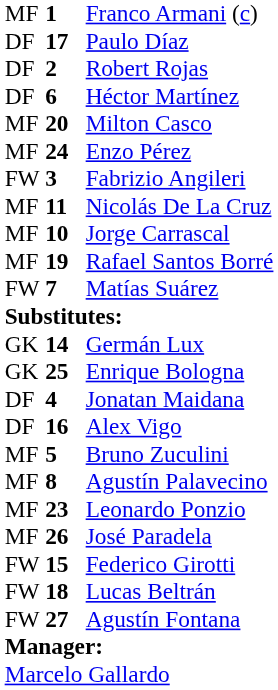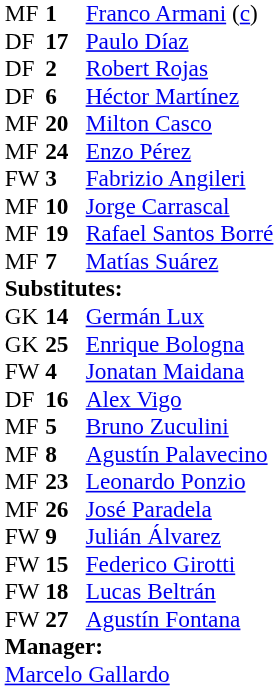- row: (179, 206)
(22, 288) FW -> (22, 261) MF
(20, 399) DF -> (22, 371) FW
+ row: (153, 536)
